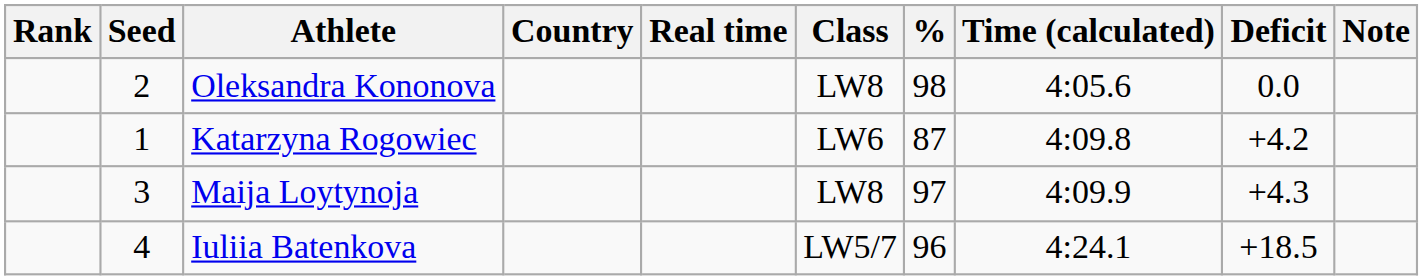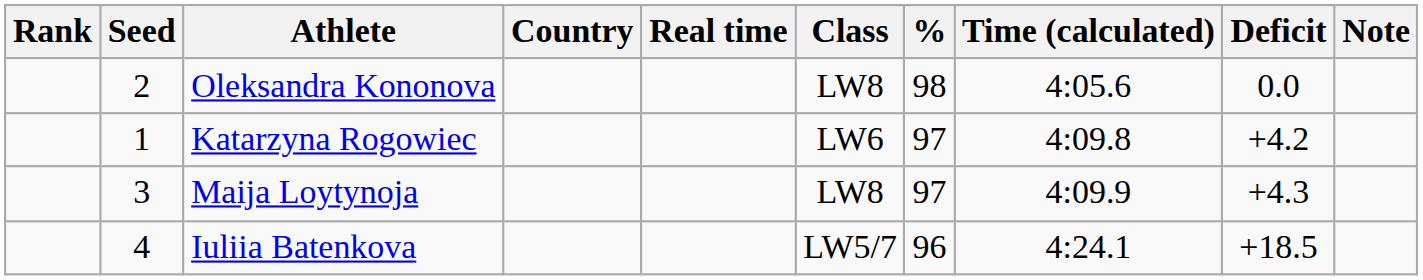(929, 138) 87 -> (929, 138) 97
